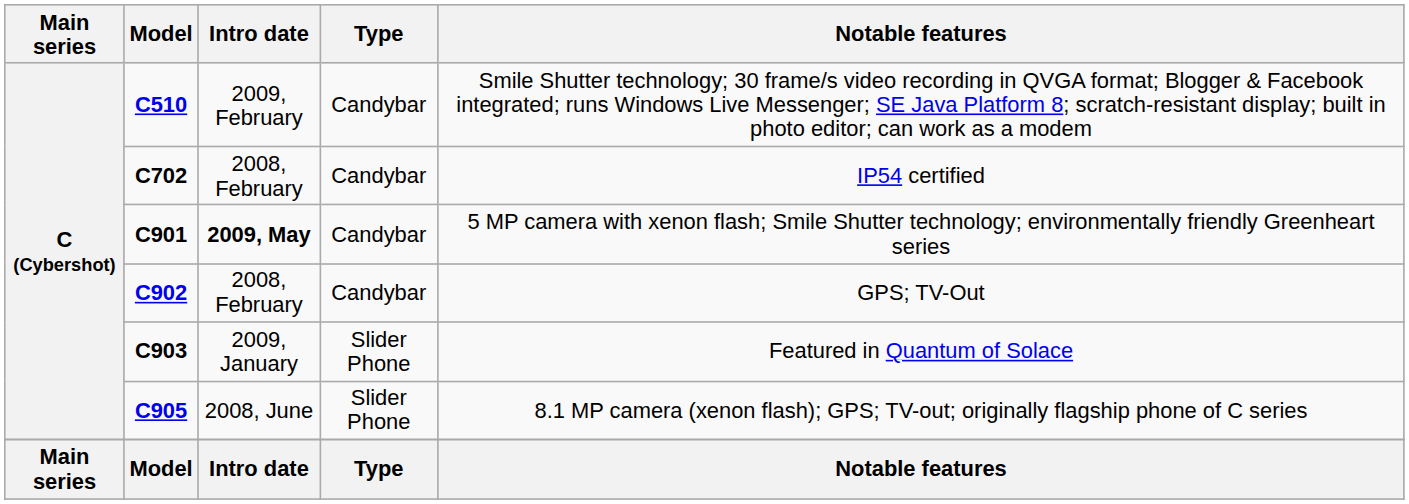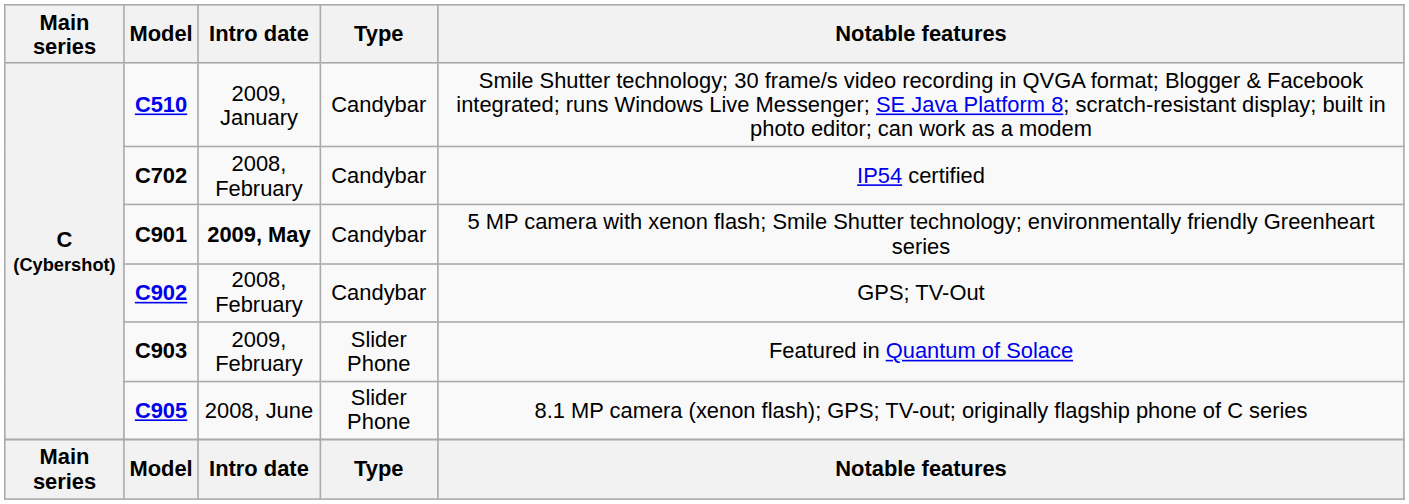(259, 104) 2009, February -> (259, 104) 2009, January
(259, 351) 2009, January -> (259, 351) 2009, February
